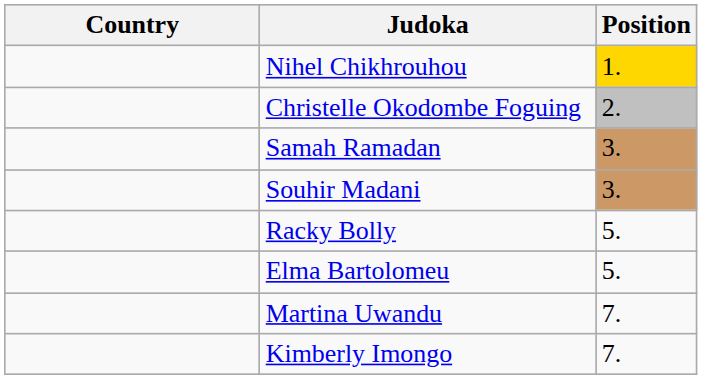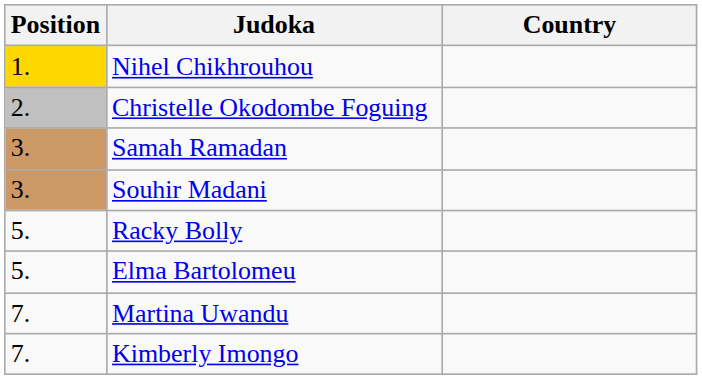columns swapped: (646, 25) <-> (132, 25)
